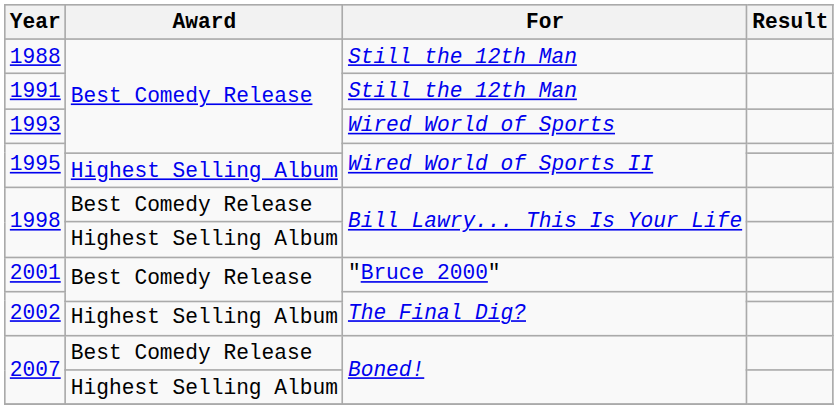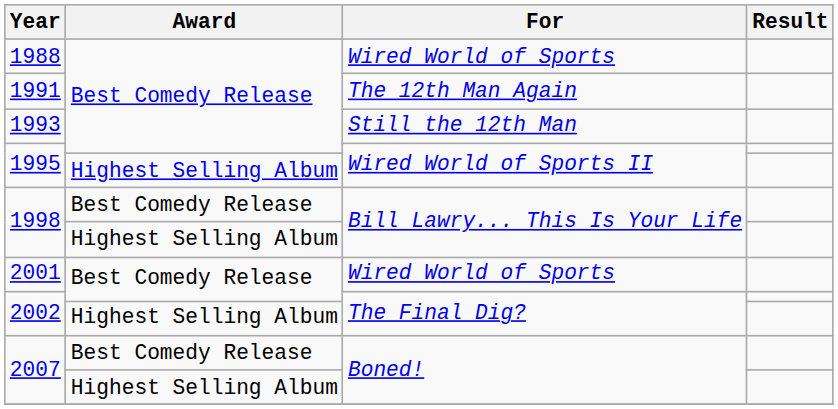(462, 57) Still the 12th Man -> (481, 57) Wired World of Sports
(462, 91) Still the 12th Man -> (462, 91) The 12th Man Again
(481, 126) Wired World of Sports -> (462, 126) Still the 12th Man
(424, 274) "Bruce 2000" -> (481, 274) Wired World of Sports
